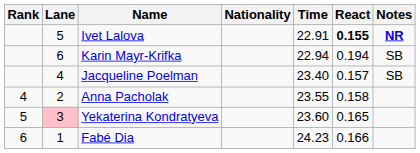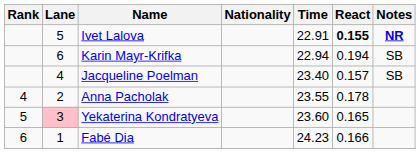(353, 96) 0.158 -> (353, 96) 0.178
